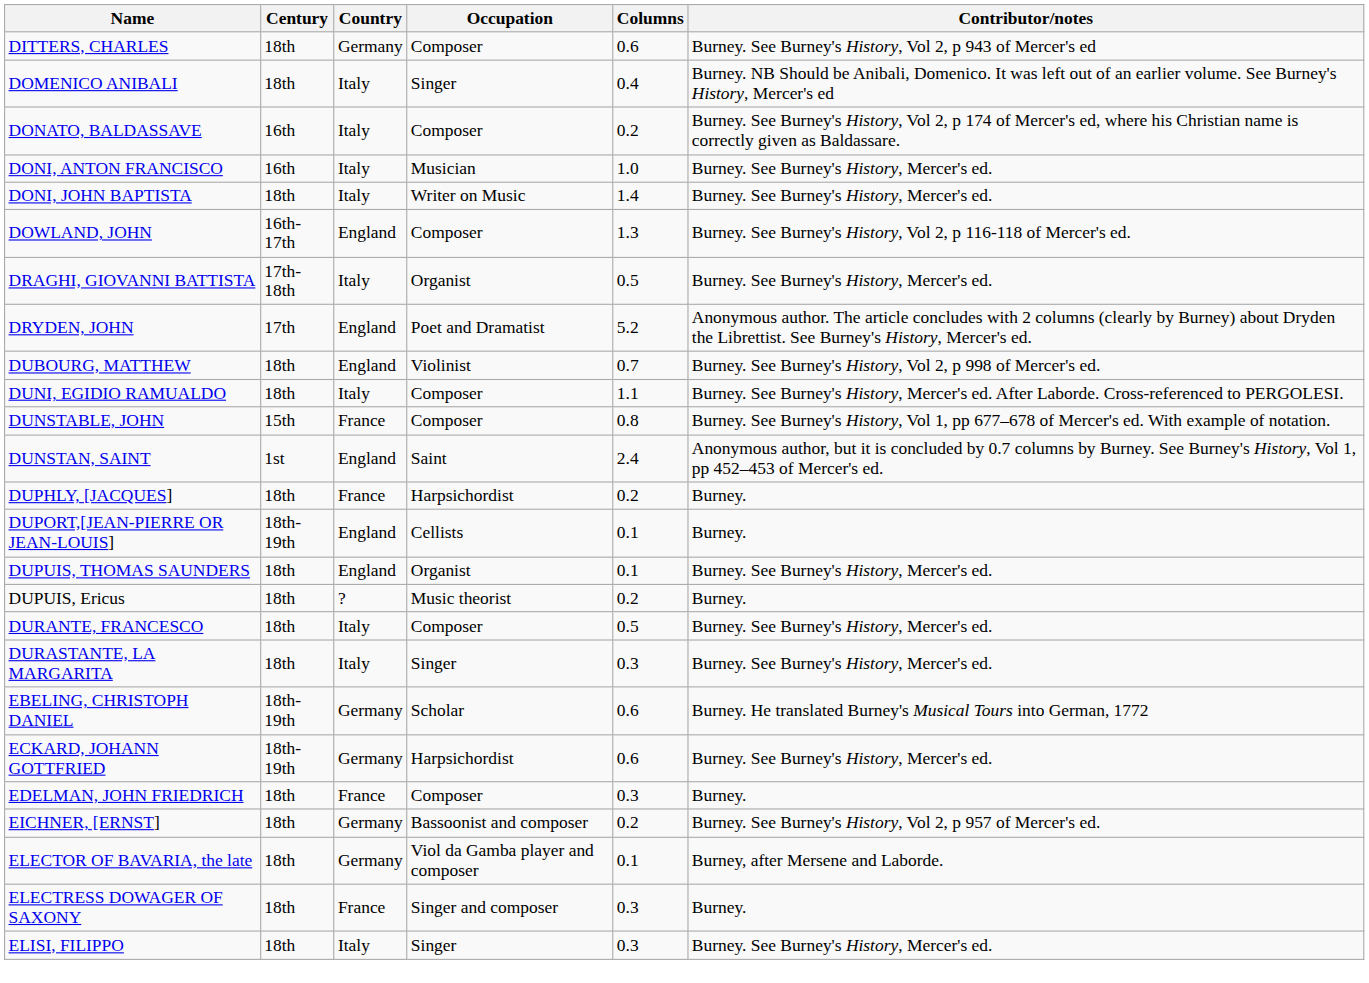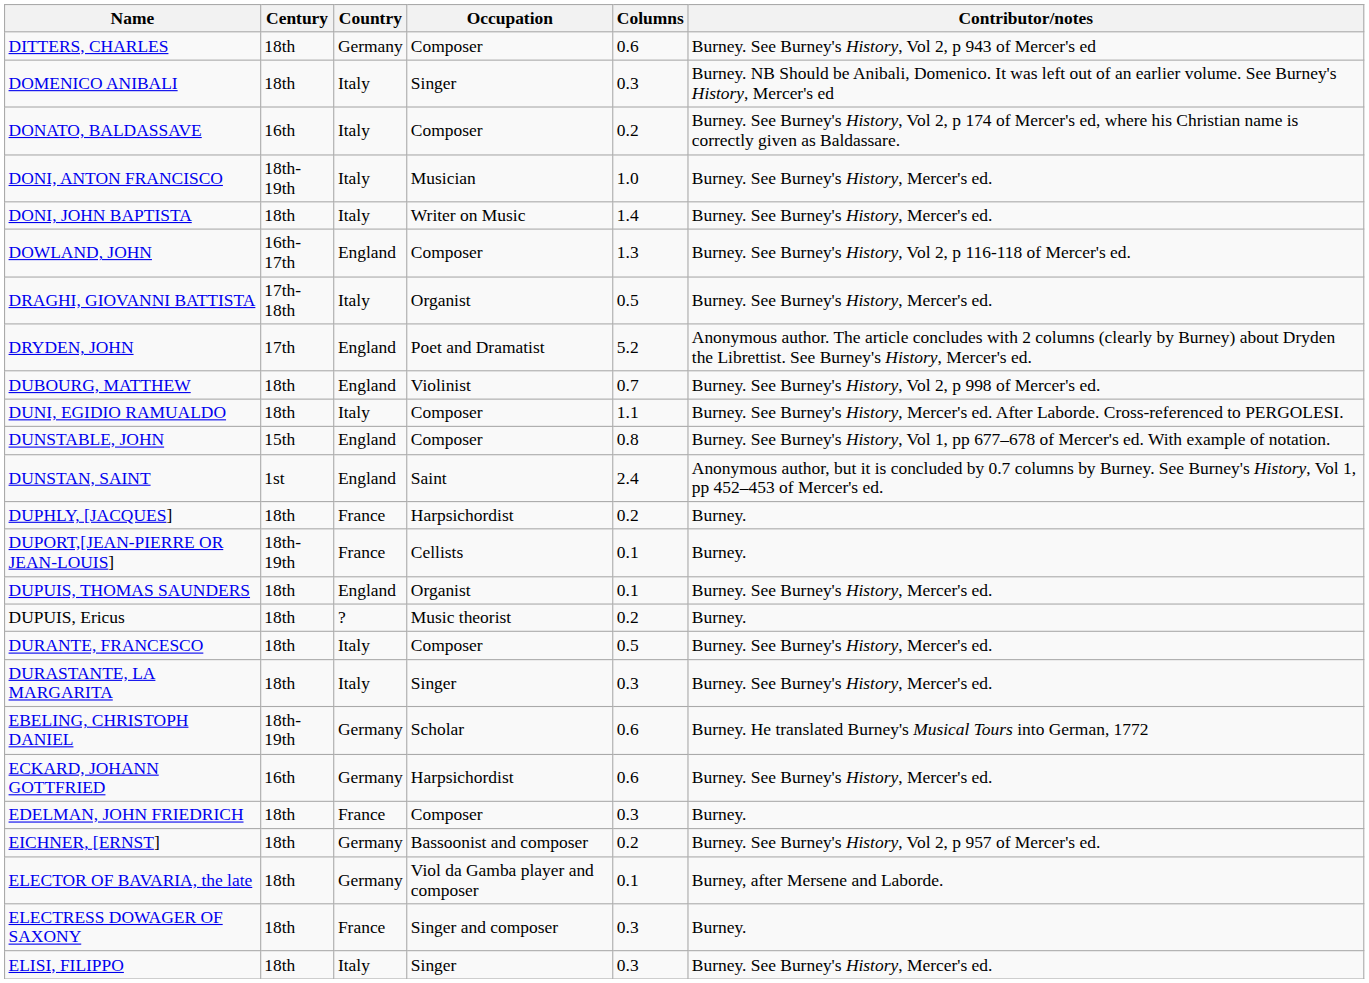(628, 83) 0.4 -> (628, 83) 0.3
(280, 168) 16th -> (283, 178) 18th-19th
(362, 420) France -> (367, 440) England
(367, 533) England -> (362, 552) France
(283, 757) 18th-19th -> (280, 777) 16th
